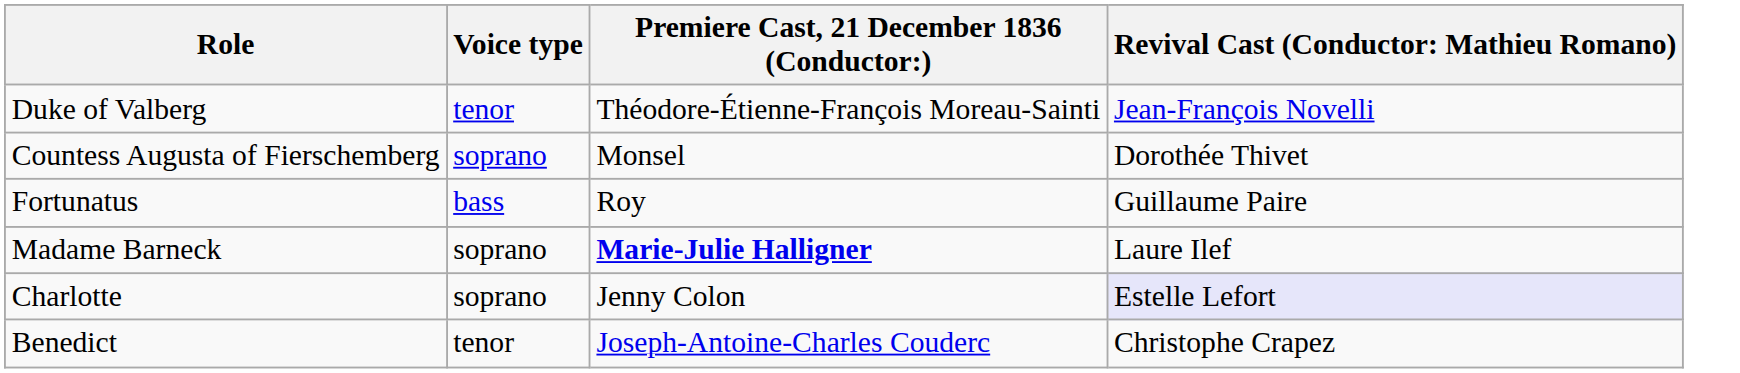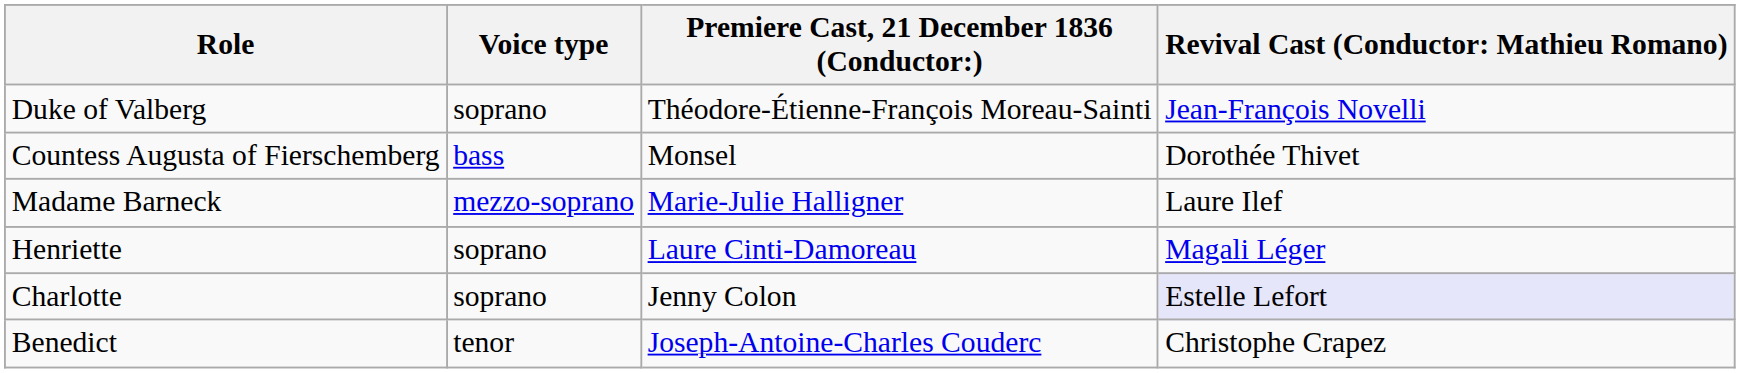(484, 108) tenor -> (500, 108) soprano
(500, 155) soprano -> (479, 155) bass
- row: (75, 202)
(500, 249) soprano -> (544, 202) mezzo-soprano
(734, 249) bold -> (775, 202) normal
+ row: (67, 249)
